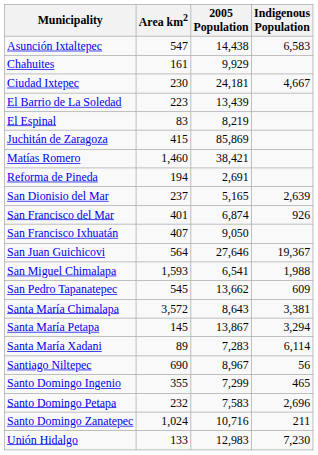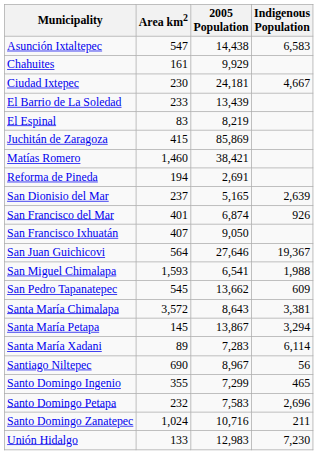(179, 102) 223 -> (179, 102) 233
